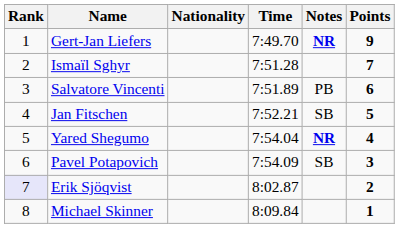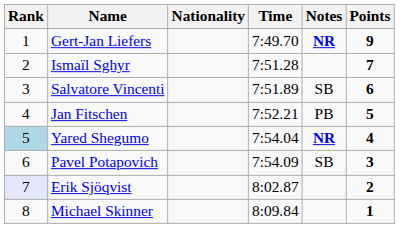(324, 89) PB -> (324, 89) SB
(324, 114) SB -> (324, 114) PB
(26, 138) no background -> (26, 138) lightblue background
